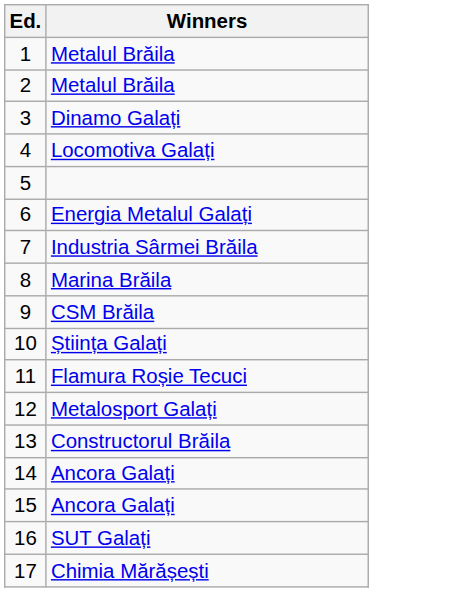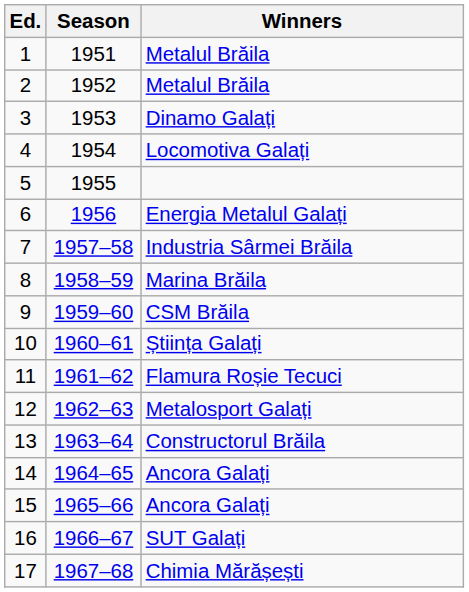+ column: (93, 21)
